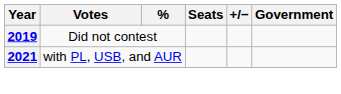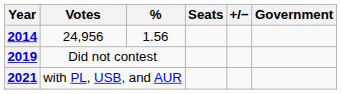+ row: (22, 36)
